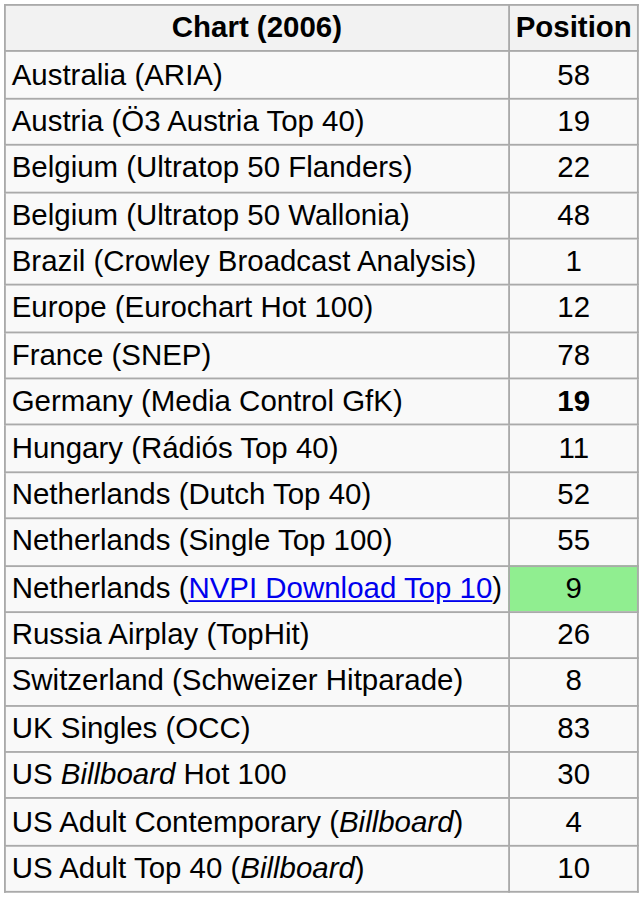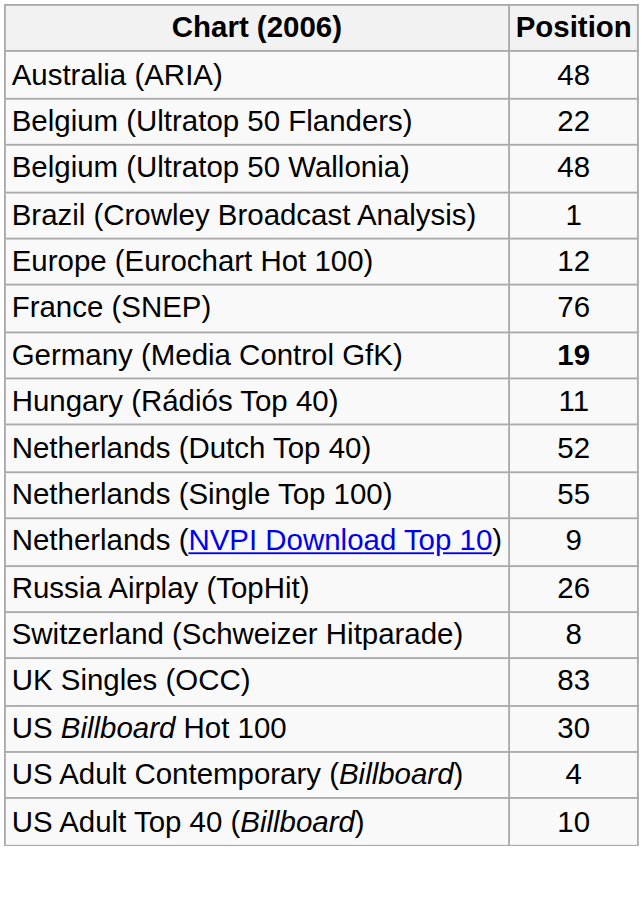(574, 74) 58 -> (574, 74) 48
- row: (188, 121)
(574, 354) 78 -> (574, 307) 76
(574, 588) lightgreen background -> (574, 541) no background
